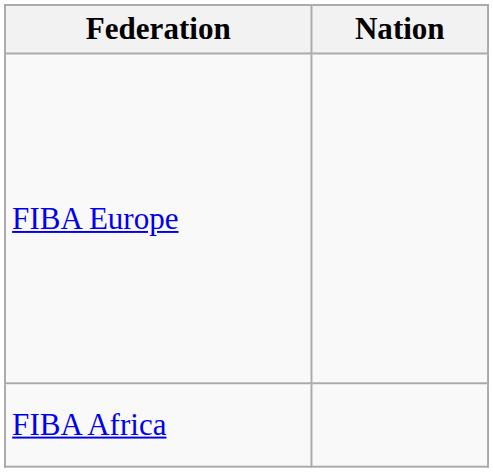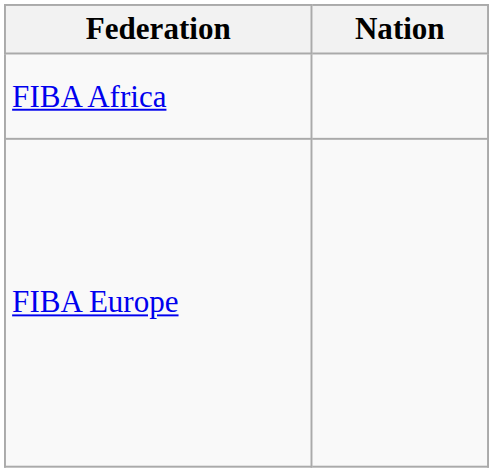rows swapped: (89, 424) <-> (95, 218)
